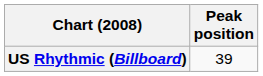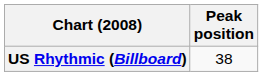(224, 58) 39 -> (224, 58) 38
